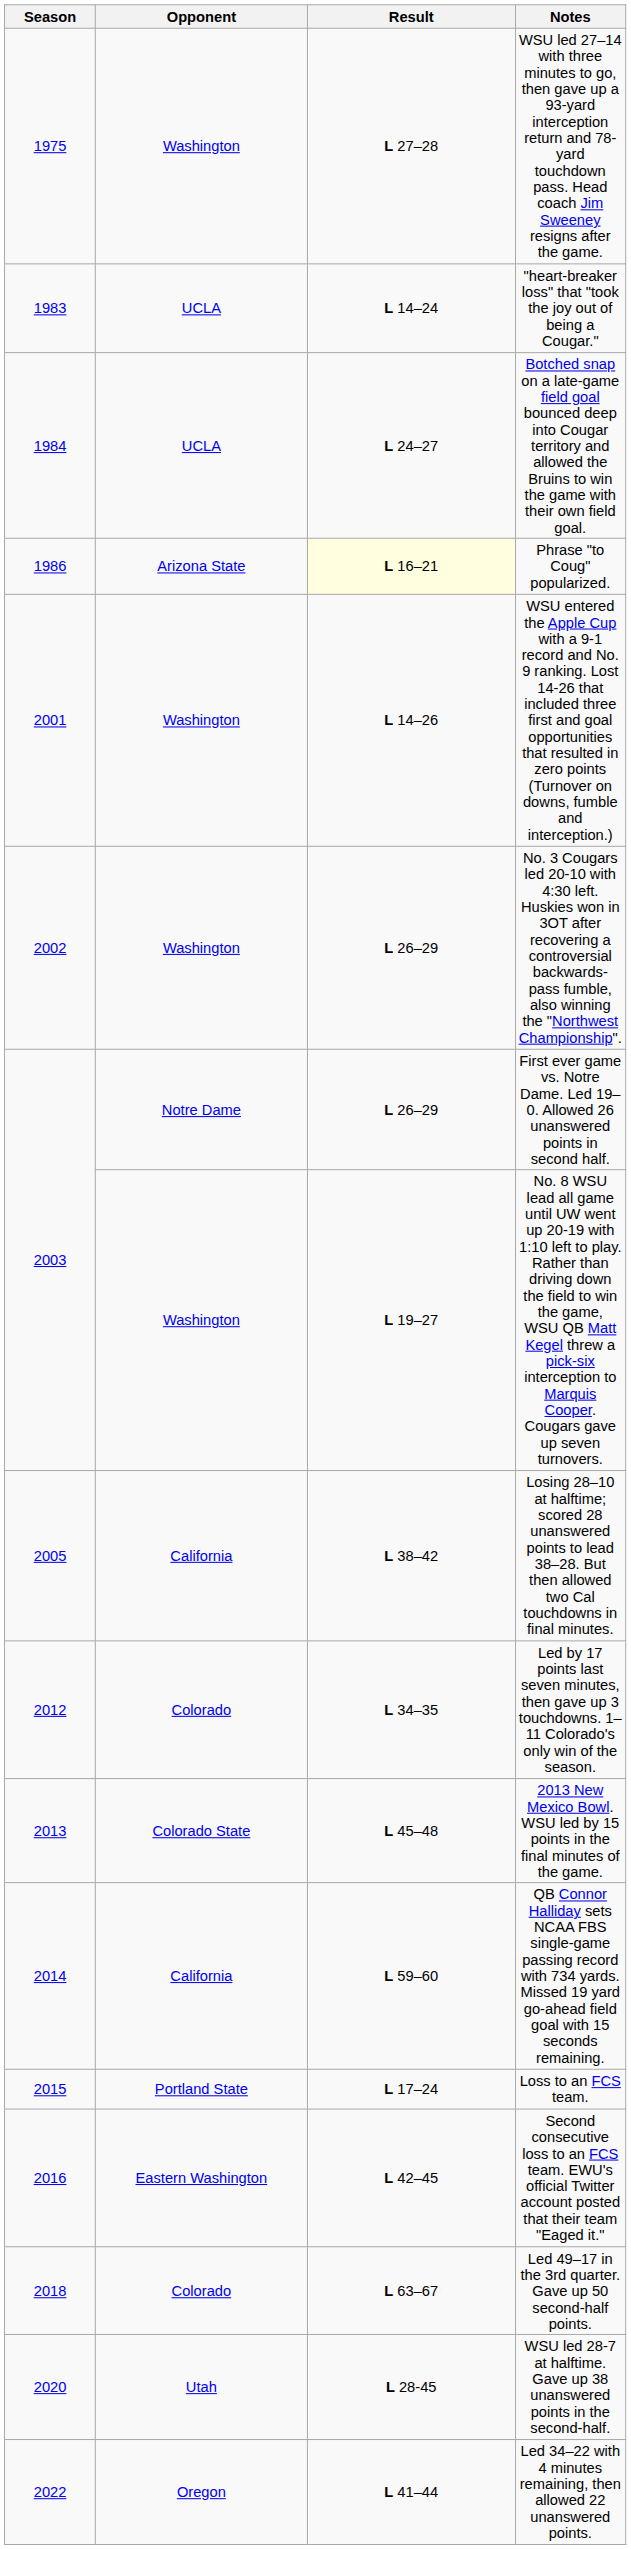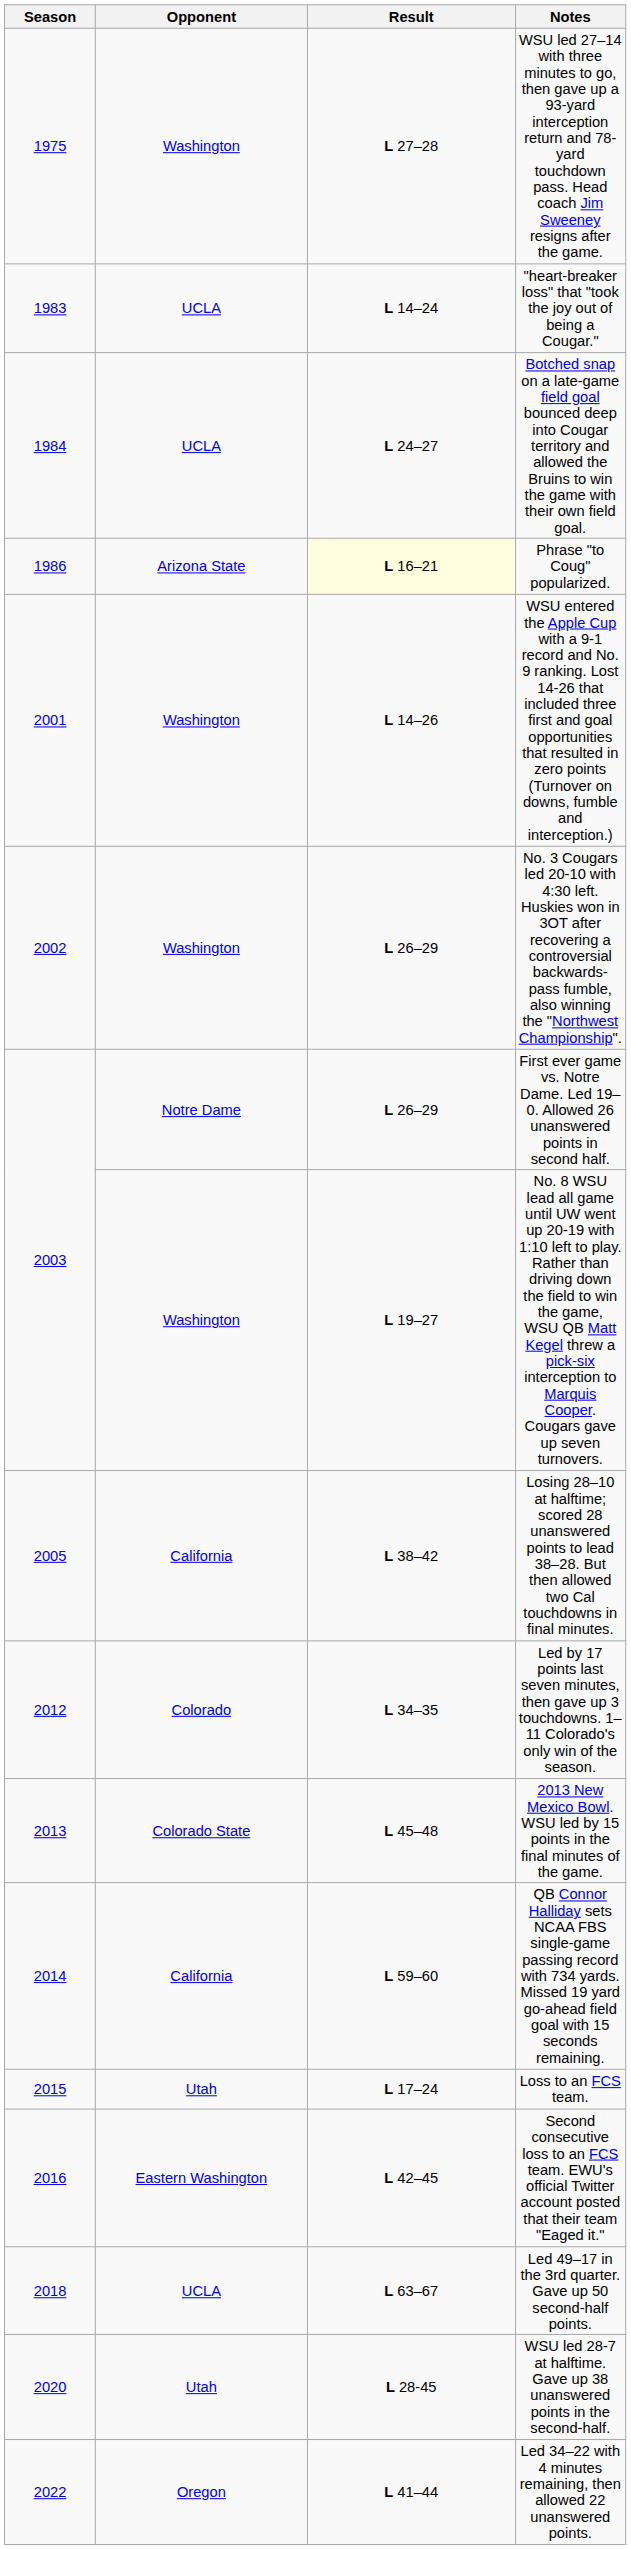(201, 2089) Portland State -> (201, 2089) Utah
(201, 2291) Colorado -> (201, 2291) UCLA
